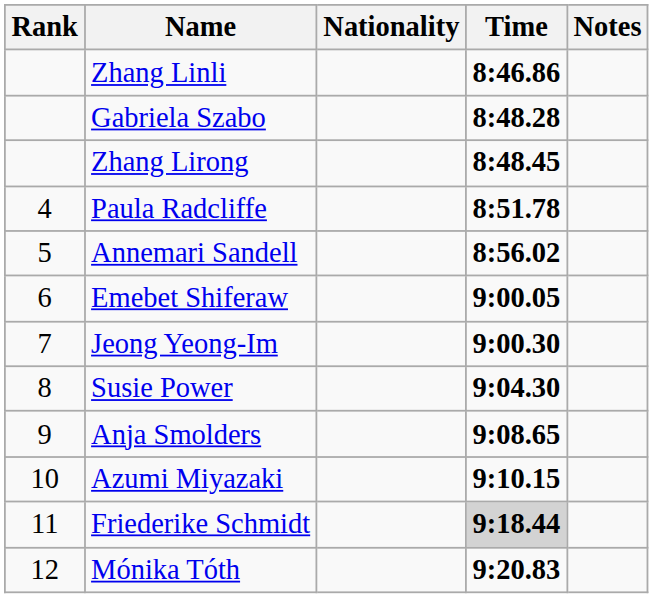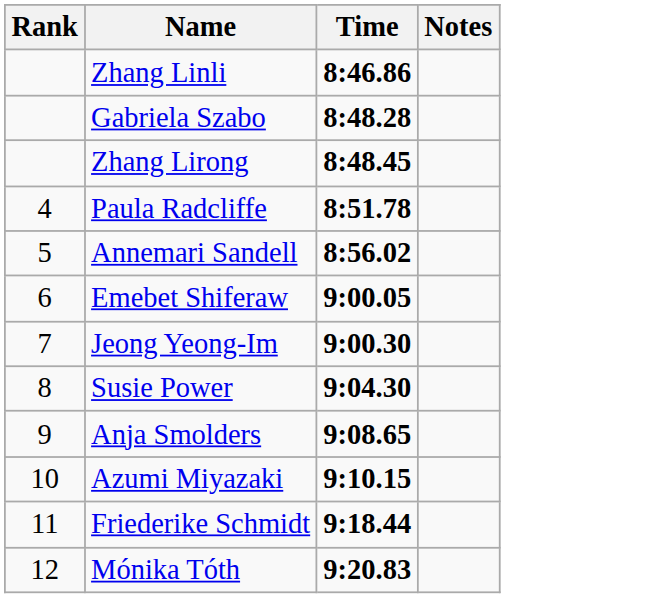- column: (391, 27)
(516, 523) lightgrey background -> (367, 523) no background
